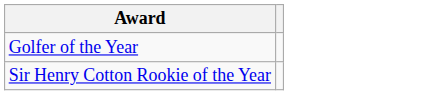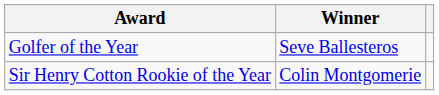+ column: (350, 18)
